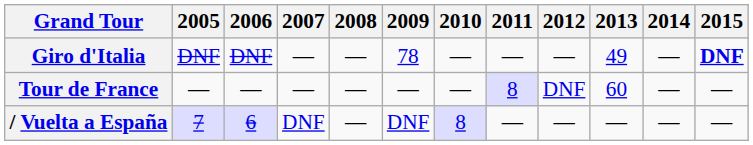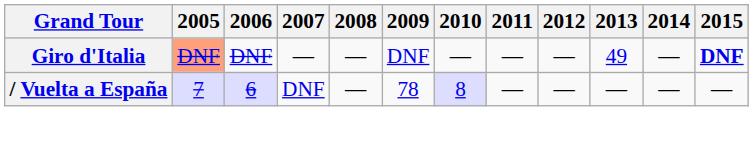(199, 55) no background -> (199, 55) lightsalmon background
(408, 55) 78 -> (408, 55) DNF
- row: (89, 88)
(408, 122) DNF -> (408, 88) 78
